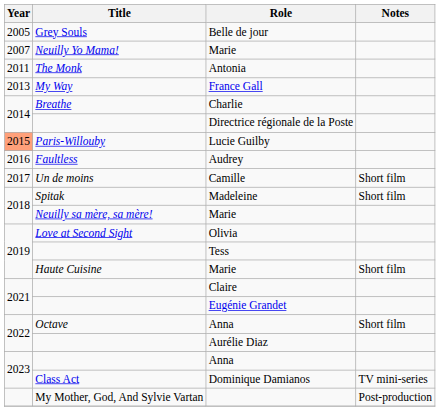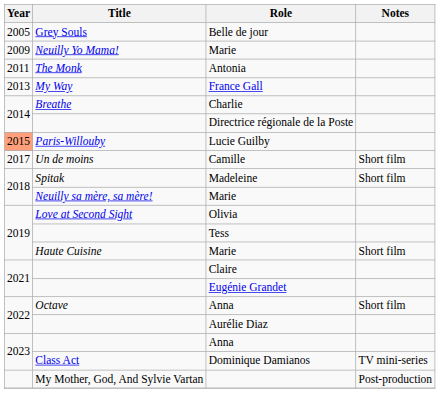(19, 50) 2007 -> (19, 50) 2009
- row: (56, 159)
